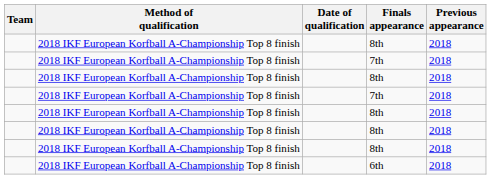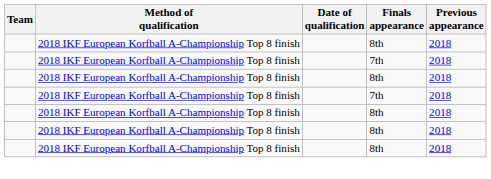- row: (20, 166)
